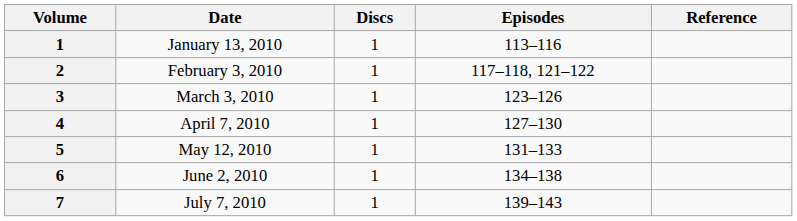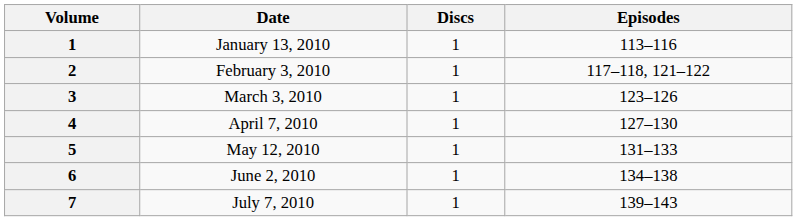- column: (722, 17)
